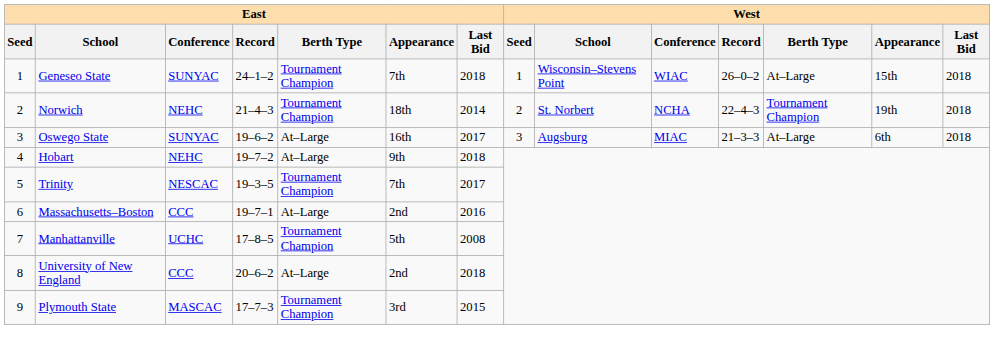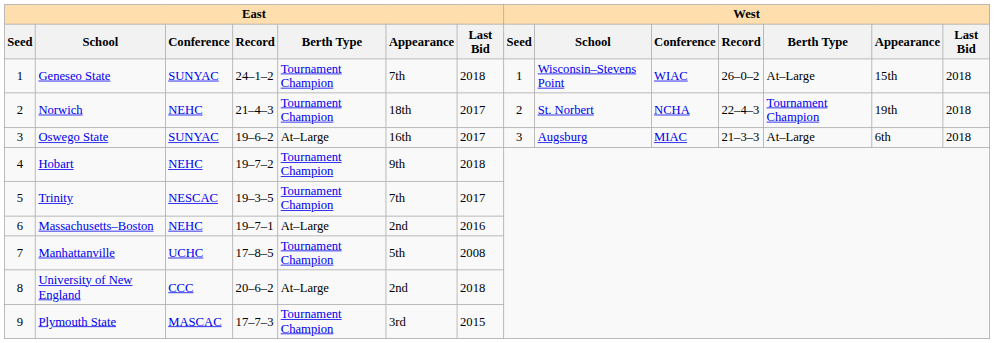(473, 110) 2014 -> (473, 110) 2017
(305, 157) At–Large -> (311, 164) Tournament Champion
(181, 211) CCC -> (185, 225) NEHC
